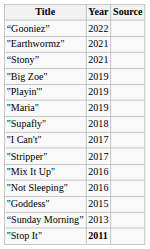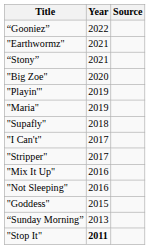(98, 76) 2019 -> (98, 76) 2020
